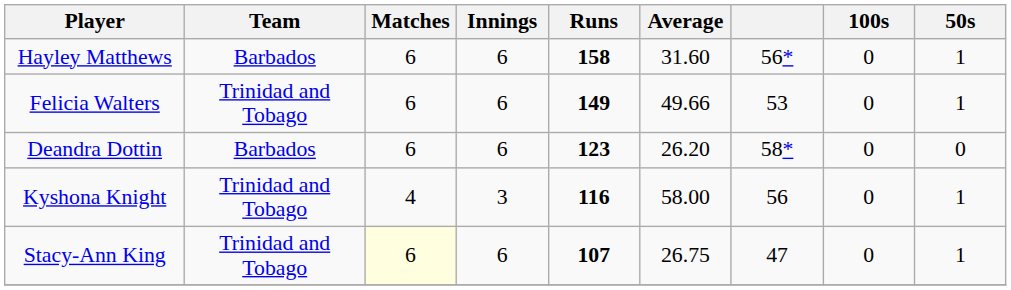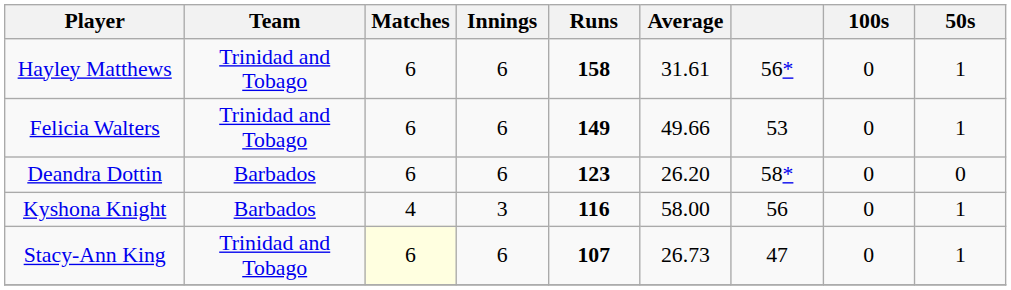(275, 56) Barbados -> (275, 68) Trinidad and Tobago
(685, 56) 31.60 -> (685, 68) 31.61
(275, 196) Trinidad and Tobago -> (275, 208) Barbados
(685, 255) 26.75 -> (685, 255) 26.73
